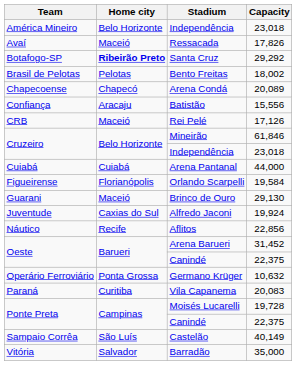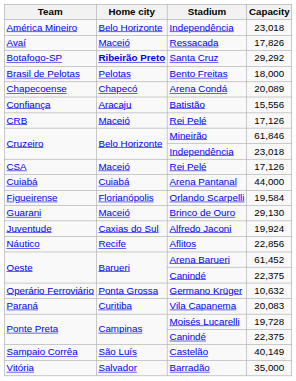(269, 74) 18,002 -> (269, 74) 18,000
+ row: (17, 167)
(269, 244) 31,452 -> (269, 259) 61,452
